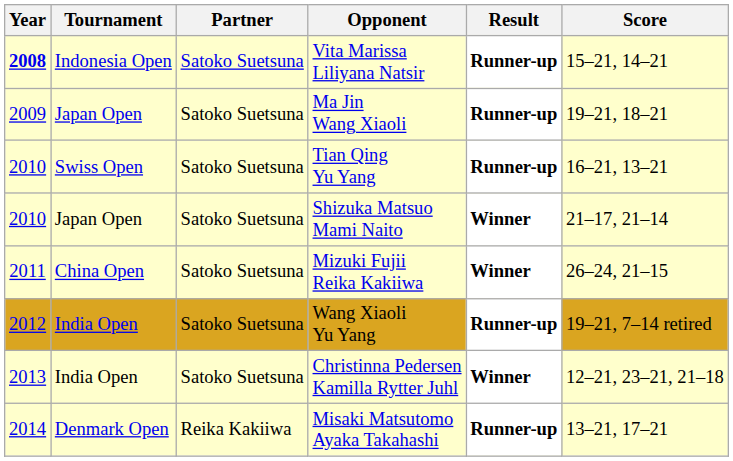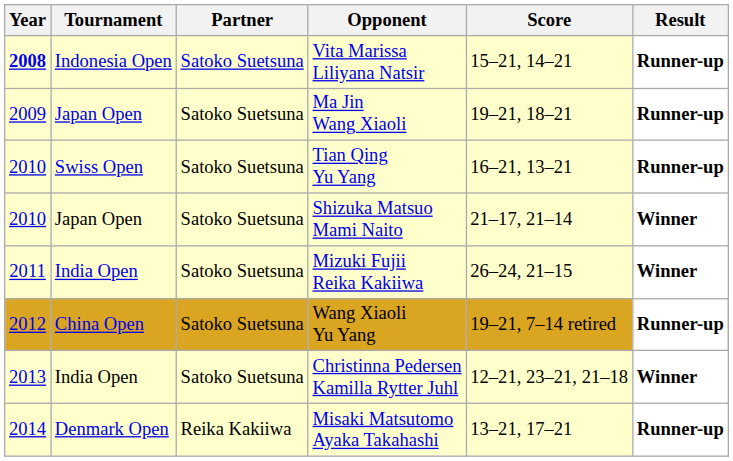columns swapped: (645, 20) <-> (514, 20)
(99, 272) China Open -> (96, 272) India Open
(96, 324) India Open -> (99, 324) China Open
